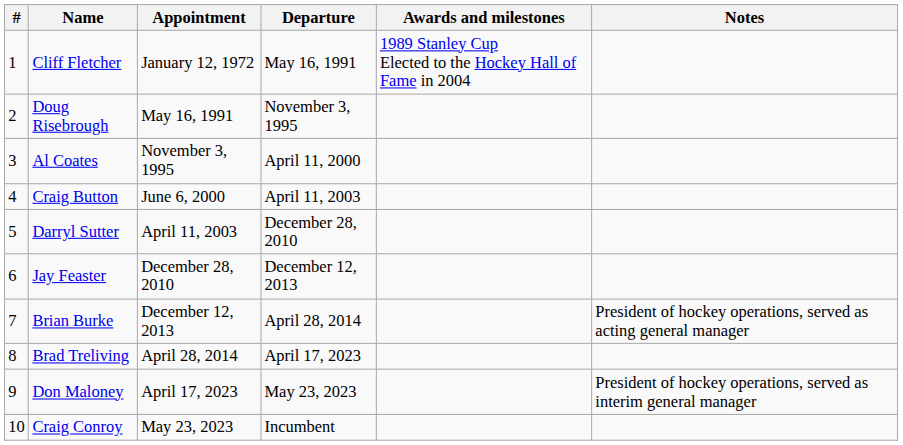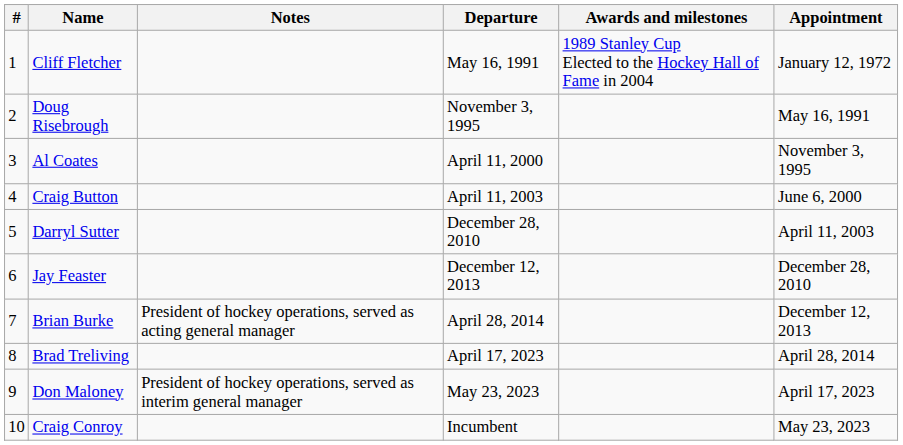columns swapped: (199, 17) <-> (745, 17)
